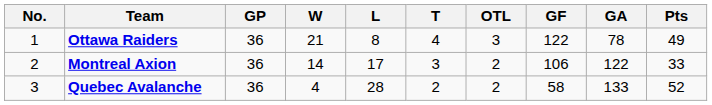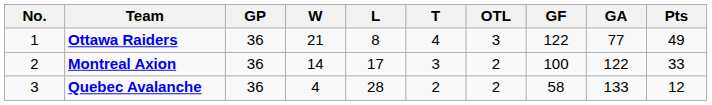(616, 40) 78 -> (616, 40) 77
(556, 64) 106 -> (556, 64) 100
(676, 87) 52 -> (676, 87) 12
